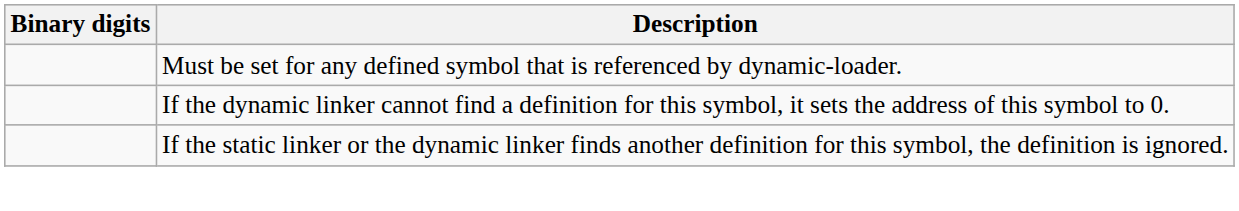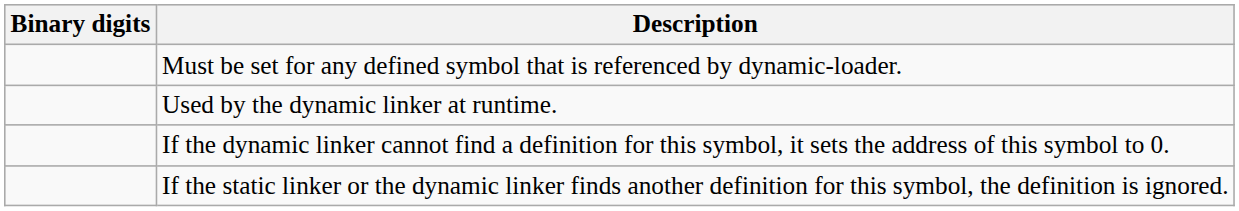+ row: (360, 104)
